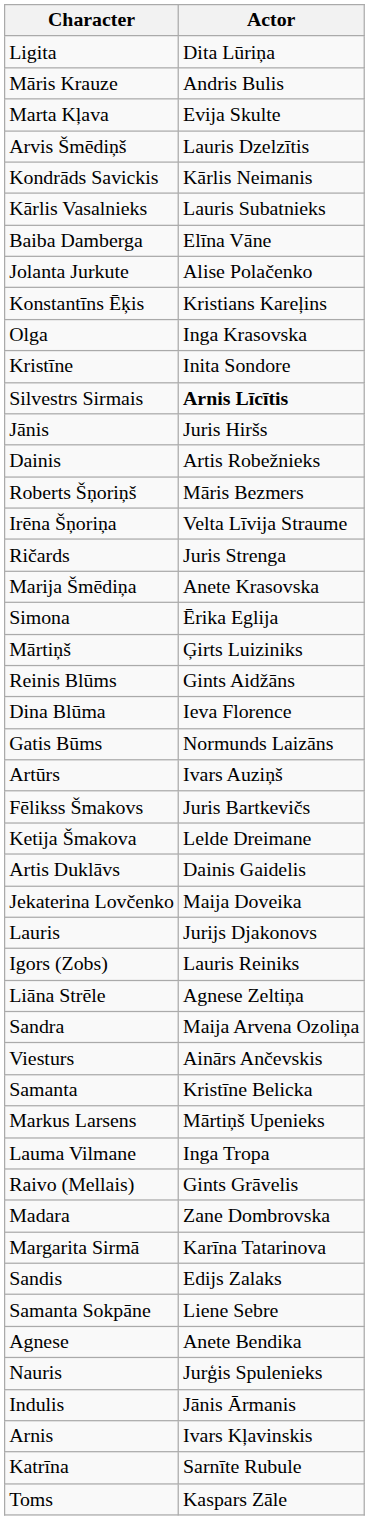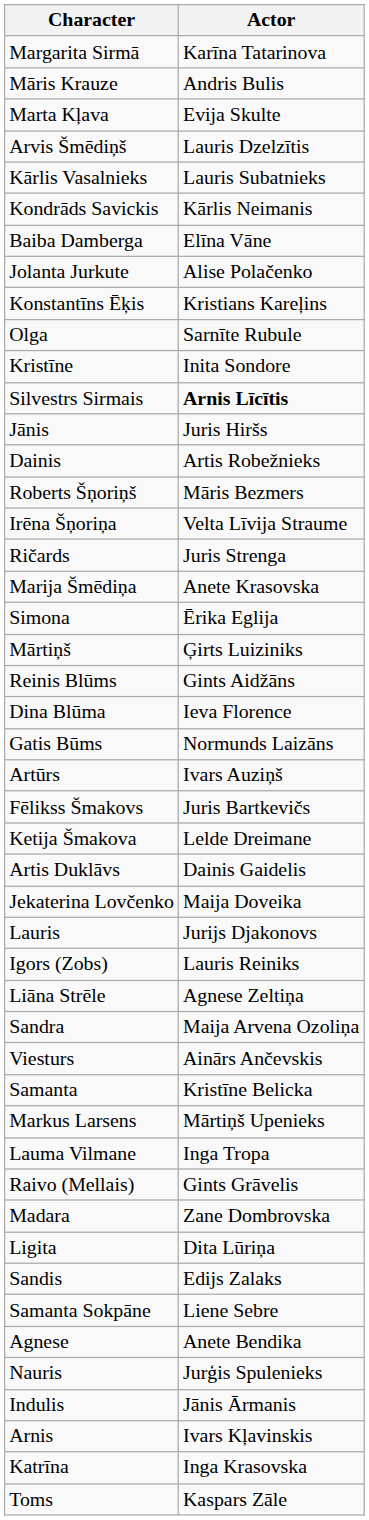rows swapped: (74, 1247) <-> (33, 51)
rows swapped: (84, 177) <-> (78, 209)
(245, 334) Inga Krasovska -> (242, 334) Sarnīte Rubule
(242, 1467) Sarnīte Rubule -> (245, 1467) Inga Krasovska
